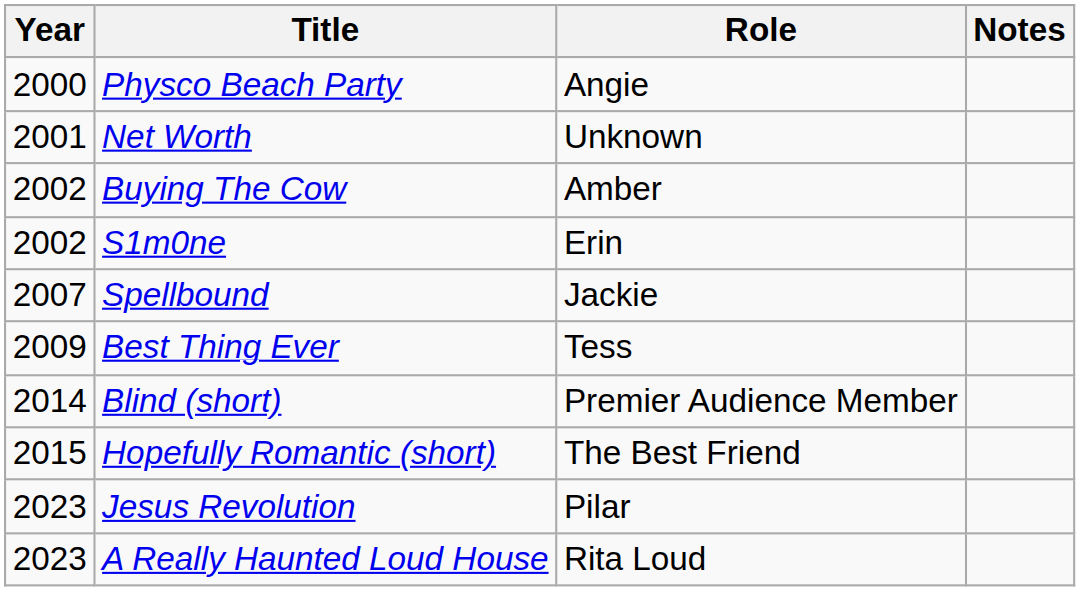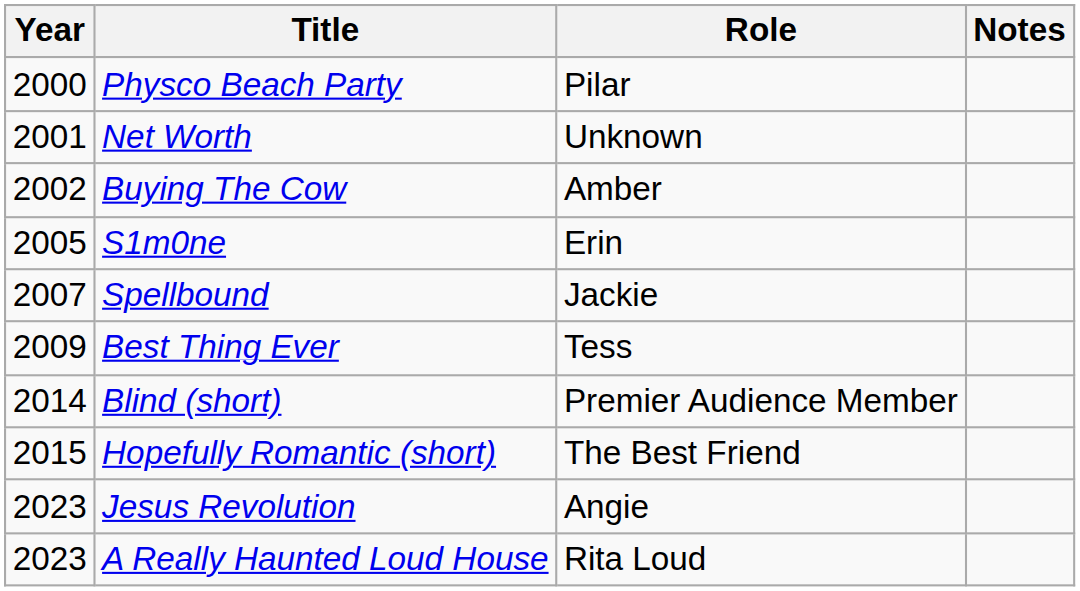(606, 83) Angie -> (597, 83) Pilar
(50, 242) 2002 -> (50, 242) 2005
(597, 505) Pilar -> (606, 505) Angie
